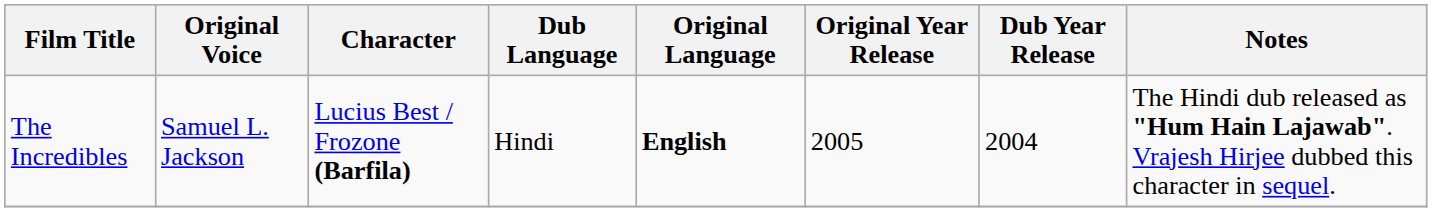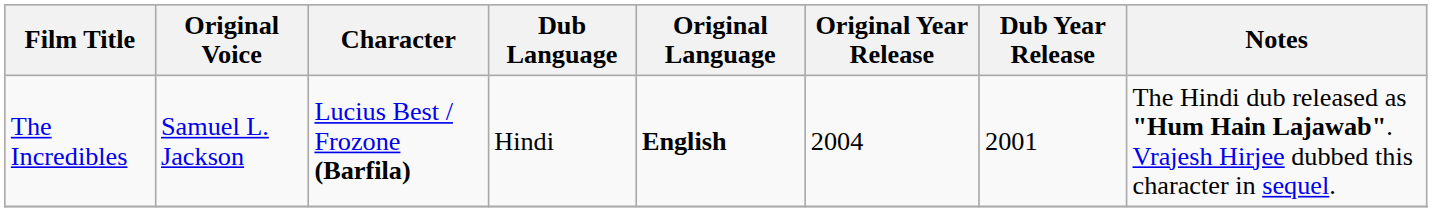(837, 140) 2005 -> (837, 140) 2004
(1011, 140) 2004 -> (1011, 140) 2001
